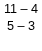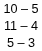+ row: (21, 8)
